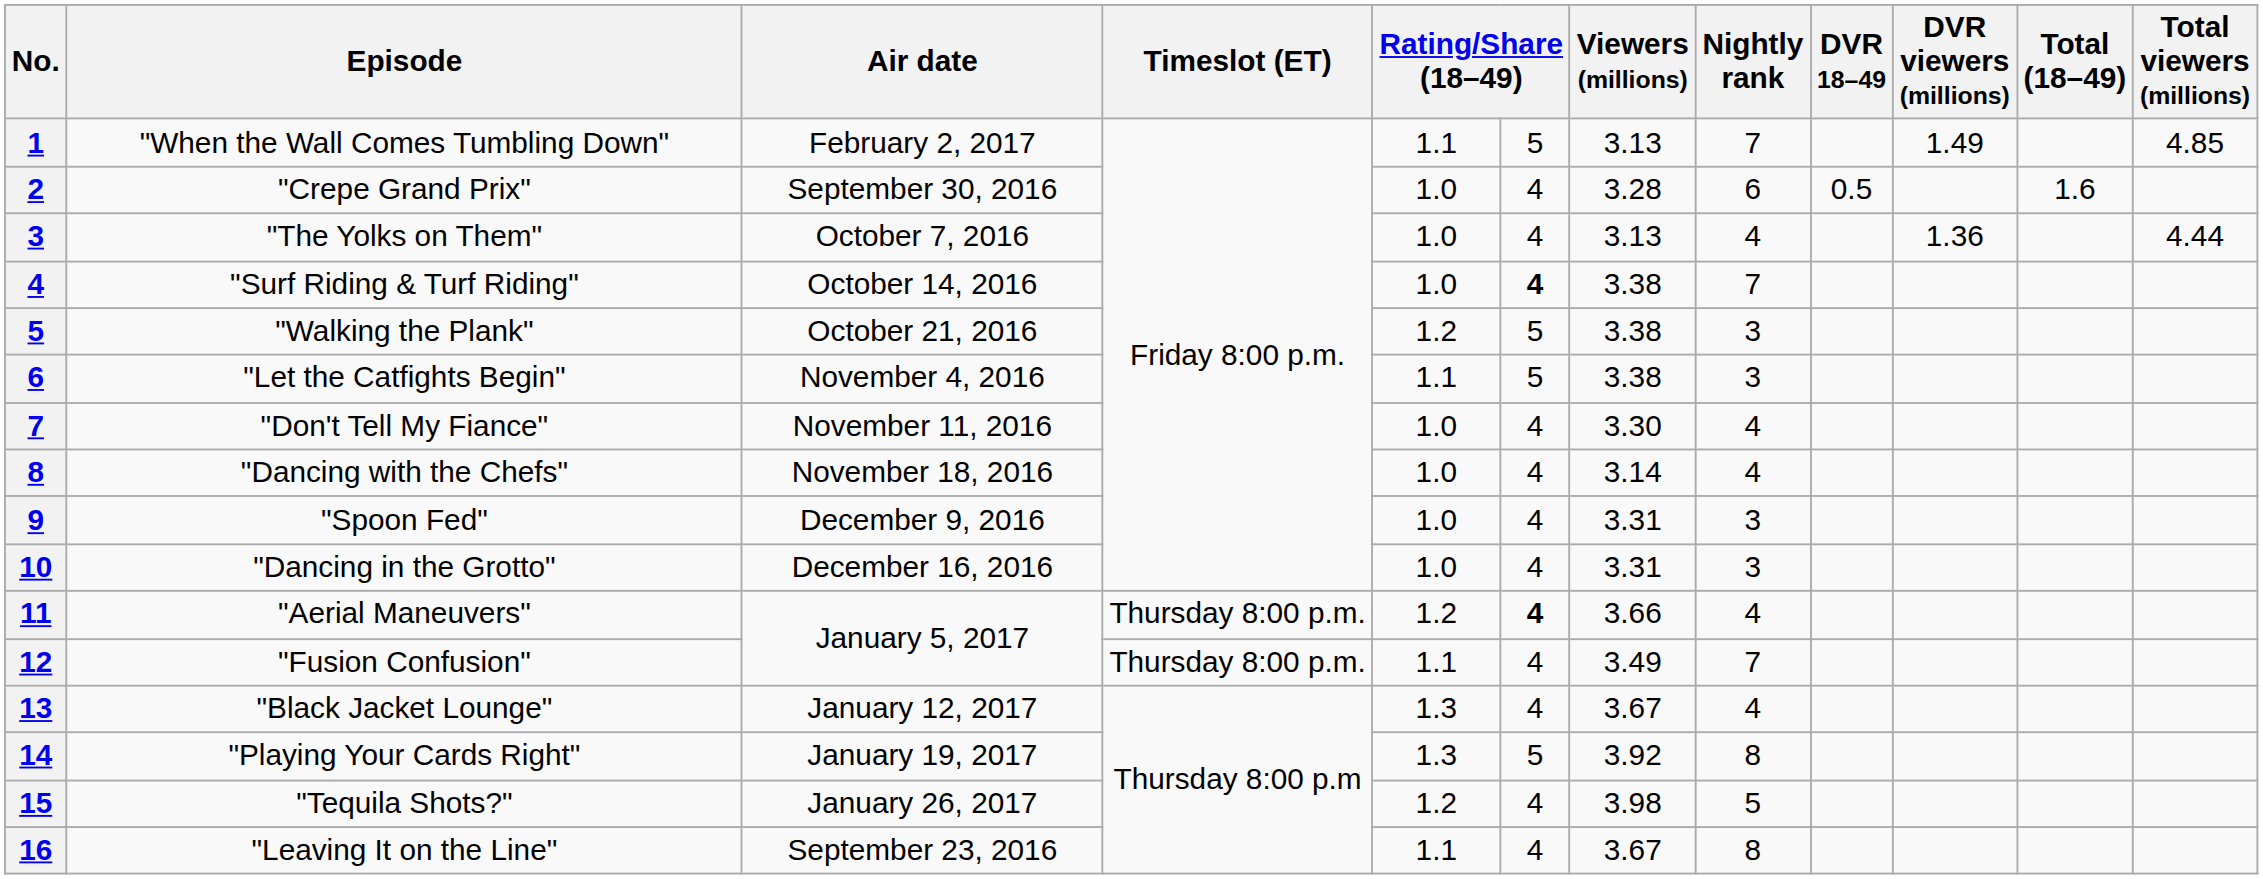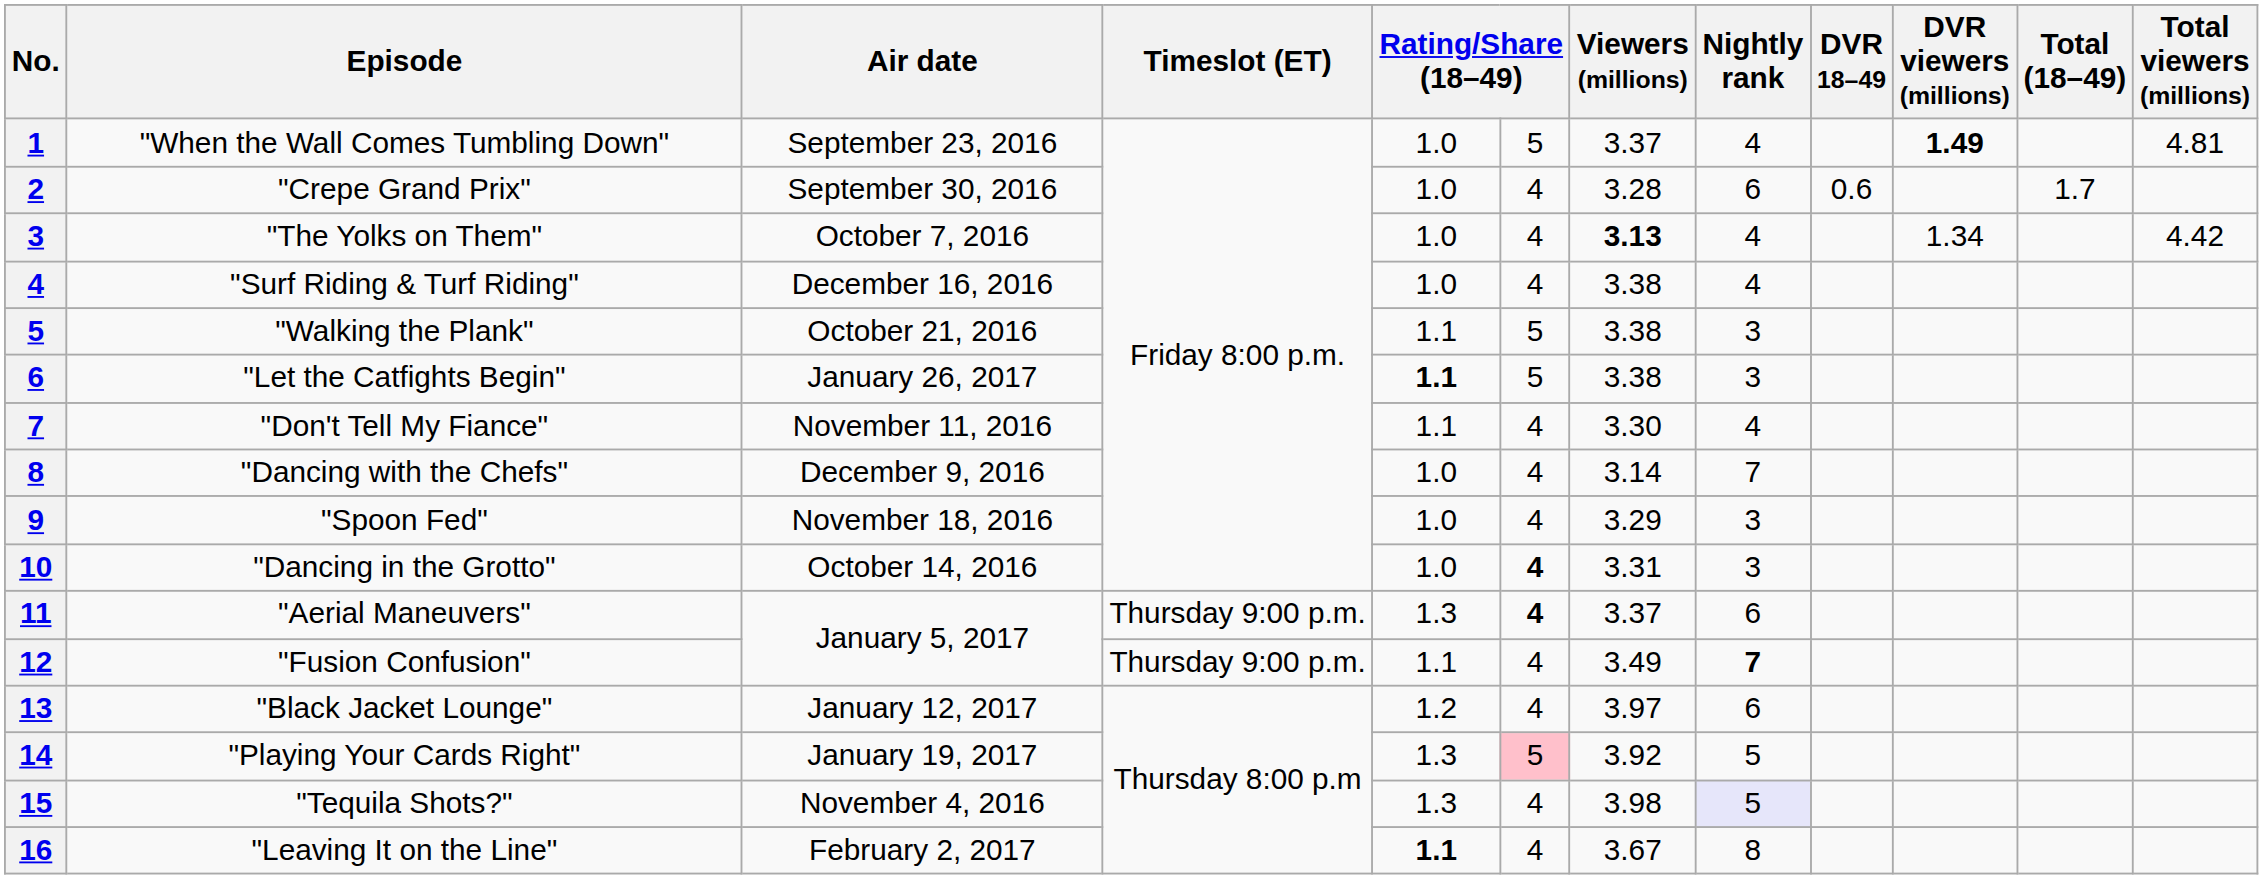(922, 142) February 2, 2017 -> (922, 142) September 23, 2016
(1436, 142) 1.1 -> (1436, 142) 1.0
(1633, 142) 3.13 -> (1633, 142) 3.37
(1753, 142) 7 -> (1753, 142) 4
(1955, 142) normal -> (1955, 142) bold
(2195, 142) 4.85 -> (2195, 142) 4.81
(1852, 189) 0.5 -> (1852, 189) 0.6
(2075, 189) 1.6 -> (2075, 189) 1.7
(1633, 236) normal -> (1633, 236) bold
(1955, 236) 1.36 -> (1955, 236) 1.34
(2195, 236) 4.44 -> (2195, 236) 4.42
(922, 283) October 14, 2016 -> (922, 283) December 16, 2016
(1535, 283) bold -> (1535, 283) normal
(1753, 283) 7 -> (1753, 283) 4
(1436, 331) 1.2 -> (1436, 331) 1.1
(922, 378) November 4, 2016 -> (922, 378) January 26, 2017
(1436, 378) normal -> (1436, 378) bold
(1436, 425) 1.0 -> (1436, 425) 1.1
(922, 472) November 18, 2016 -> (922, 472) December 9, 2016
(1753, 472) 4 -> (1753, 472) 7
(922, 519) December 9, 2016 -> (922, 519) November 18, 2016
(1633, 519) 3.31 -> (1633, 519) 3.29
(922, 567) December 16, 2016 -> (922, 567) October 14, 2016
(1535, 567) normal -> (1535, 567) bold
(1238, 614) Thursday 8:00 p.m. -> (1238, 614) Thursday 9:00 p.m.
(1436, 614) 1.2 -> (1436, 614) 1.3
(1633, 614) 3.66 -> (1633, 614) 3.37
(1753, 614) 4 -> (1753, 614) 6
(1238, 661) Thursday 8:00 p.m. -> (1238, 661) Thursday 9:00 p.m.
(1753, 661) normal -> (1753, 661) bold
(1436, 708) 1.3 -> (1436, 708) 1.2
(1633, 708) 3.67 -> (1633, 708) 3.97
(1753, 708) 4 -> (1753, 708) 6
(1535, 755) no background -> (1535, 755) pink background
(1753, 755) 8 -> (1753, 755) 5
(922, 803) January 26, 2017 -> (922, 803) November 4, 2016
(1436, 803) 1.2 -> (1436, 803) 1.3
(1753, 803) no background -> (1753, 803) lavender background
(922, 850) September 23, 2016 -> (922, 850) February 2, 2017
(1436, 850) normal -> (1436, 850) bold
